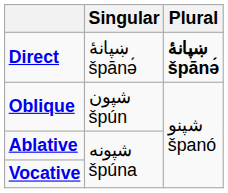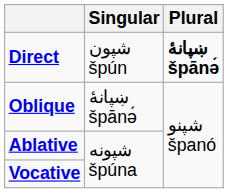(113, 57) ښپانۀ špānə́ -> (110, 57) شپون špún
(110, 107) شپون špún -> (113, 107) ښپانۀ špānə́
